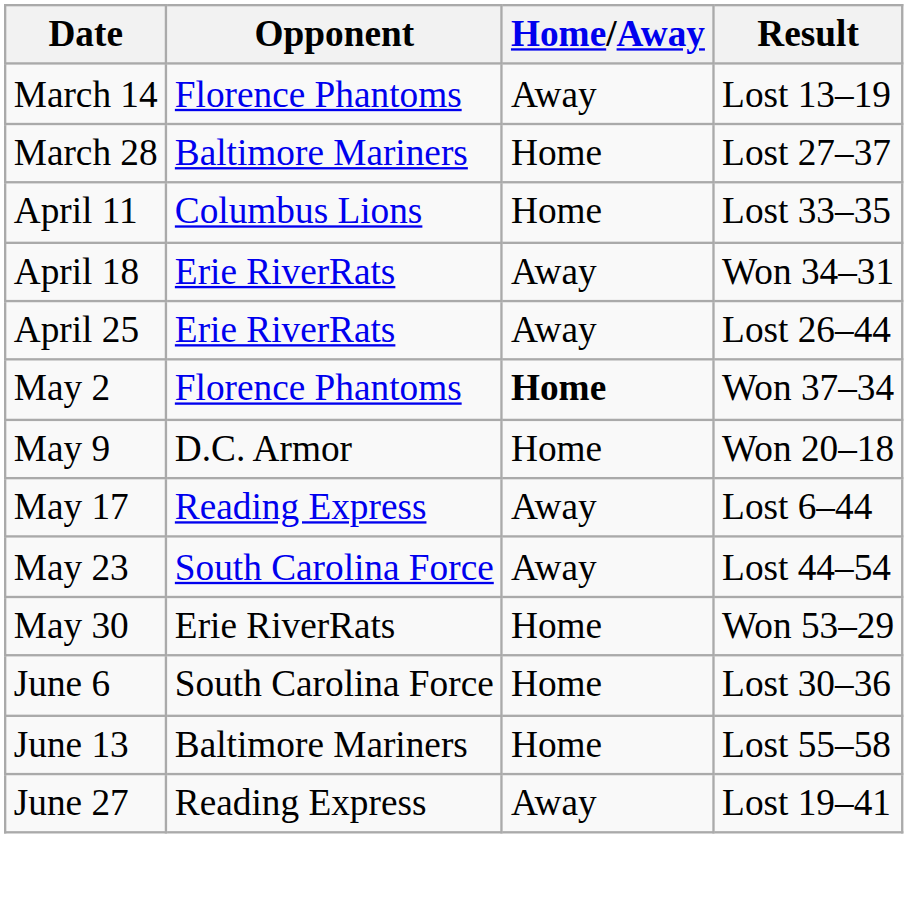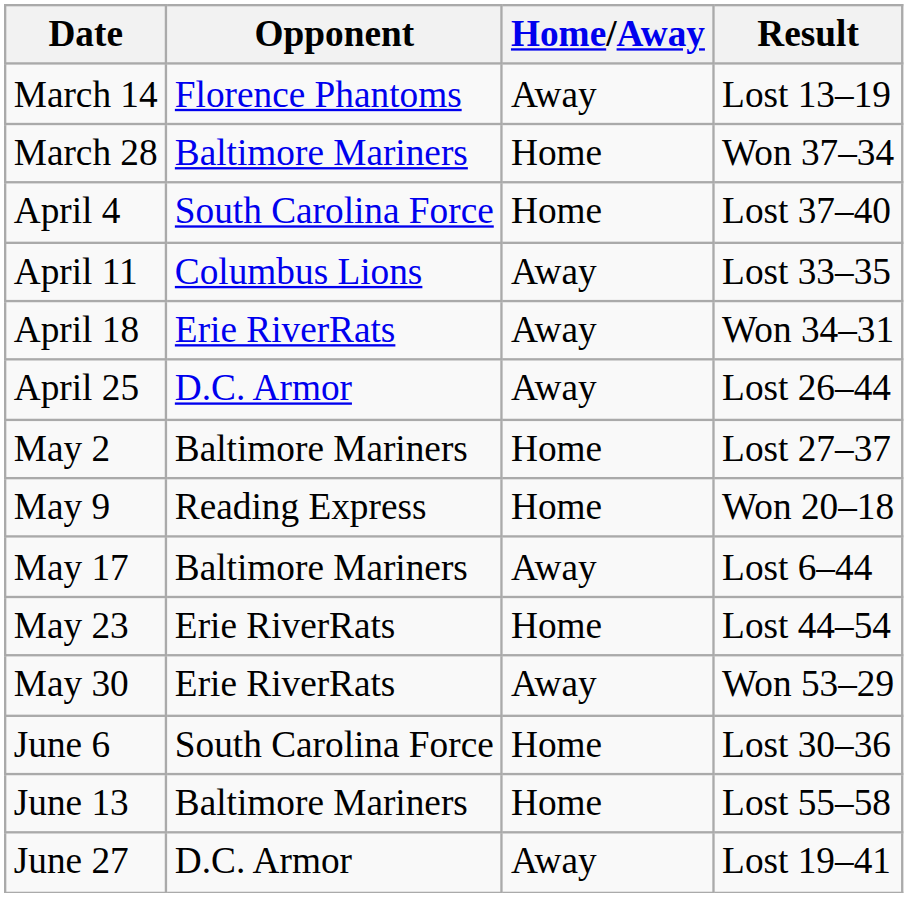(807, 152) Lost 27–37 -> (808, 152) Won 37–34
+ row: (67, 211)
(557, 211) Home -> (554, 270) Away
(285, 329) Erie RiverRats -> (263, 388) D.C. Armor
(318, 388) Florence Phantoms -> (321, 447) Baltimore Mariners
(559, 388) bold -> (557, 447) normal
(808, 388) Won 37–34 -> (807, 447) Lost 27–37
(263, 447) D.C. Armor -> (301, 507) Reading Express
(301, 507) Reading Express -> (321, 566) Baltimore Mariners
(334, 566) South Carolina Force -> (285, 625) Erie RiverRats
(554, 566) Away -> (557, 625) Home
(557, 625) Home -> (554, 684) Away
(301, 802) Reading Express -> (263, 861) D.C. Armor
